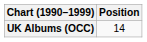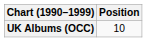(119, 28) 14 -> (119, 28) 10
